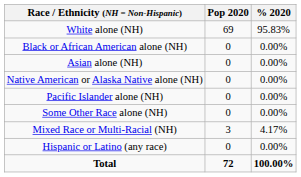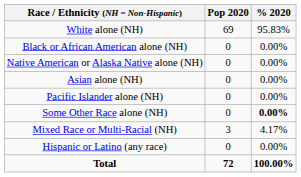rows swapped: (105, 79) <-> (105, 63)
(274, 113) normal -> (274, 113) bold
